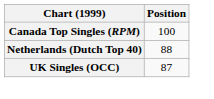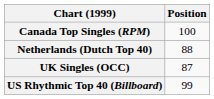+ row: (85, 85)
